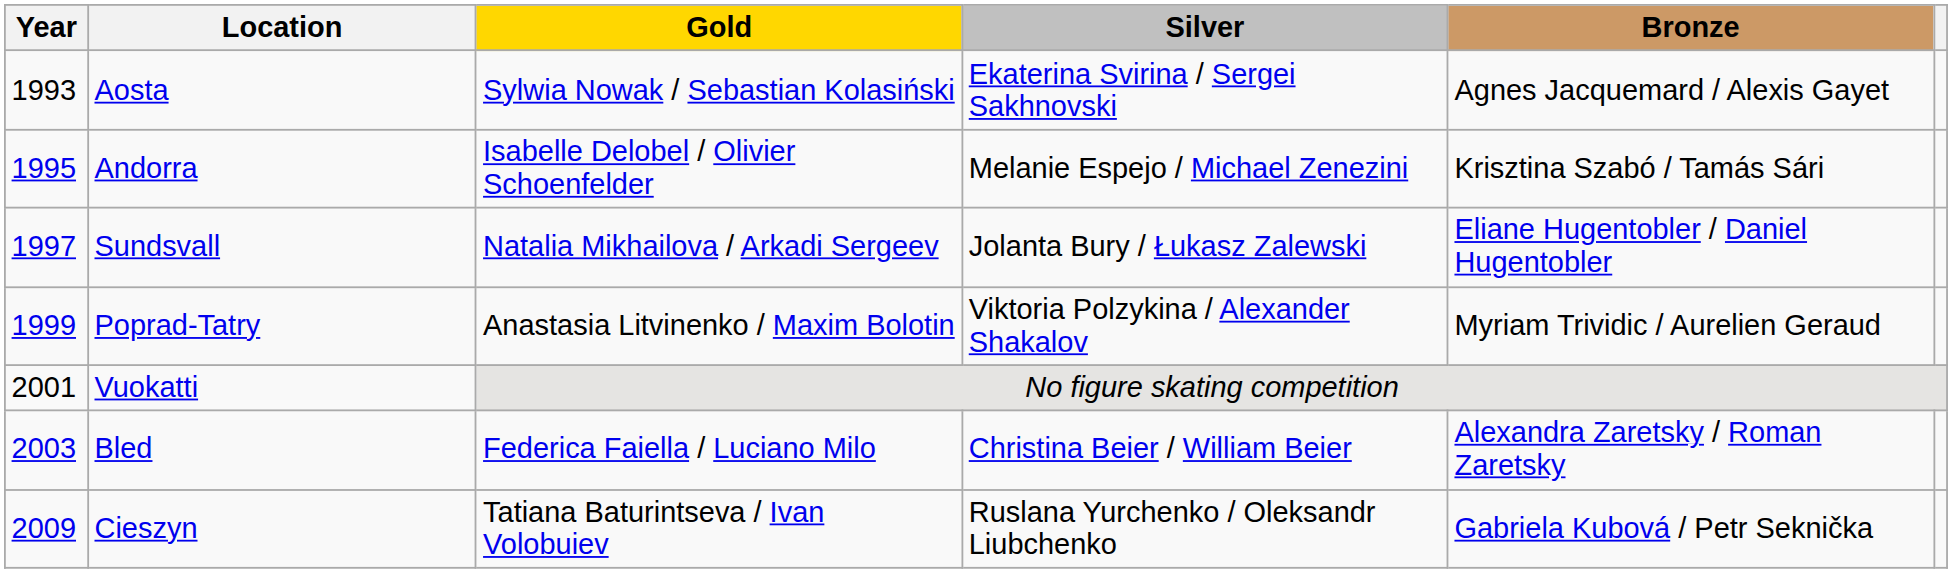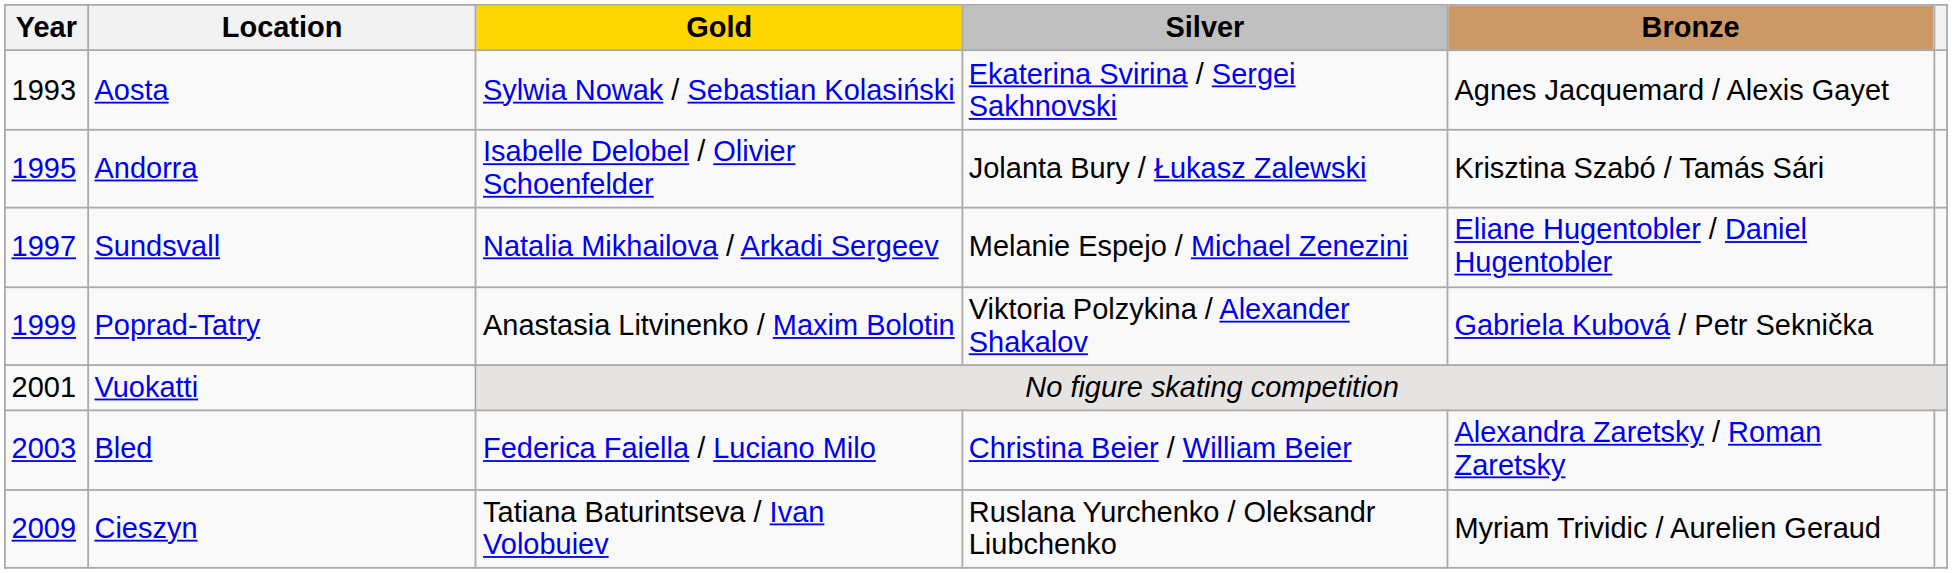(1188, 168) Melanie Espejo / Michael Zenezini -> (1168, 168) Jolanta Bury / Łukasz Zalewski
(1168, 246) Jolanta Bury / Łukasz Zalewski -> (1188, 246) Melanie Espejo / Michael Zenezini
(1668, 325) Myriam Trividic / Aurelien Geraud -> (1664, 325) Gabriela Kubová / Petr Seknička
(1664, 528) Gabriela Kubová / Petr Seknička -> (1668, 528) Myriam Trividic / Aurelien Geraud
